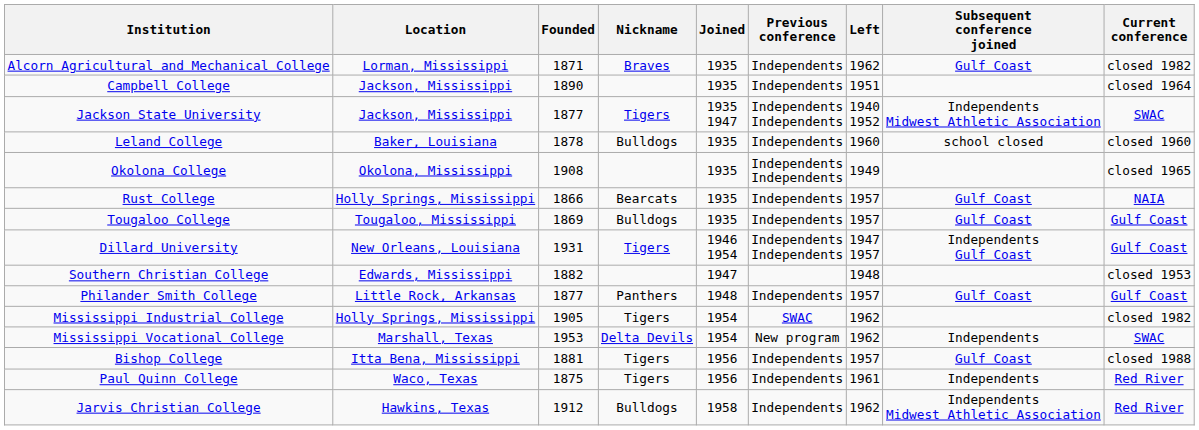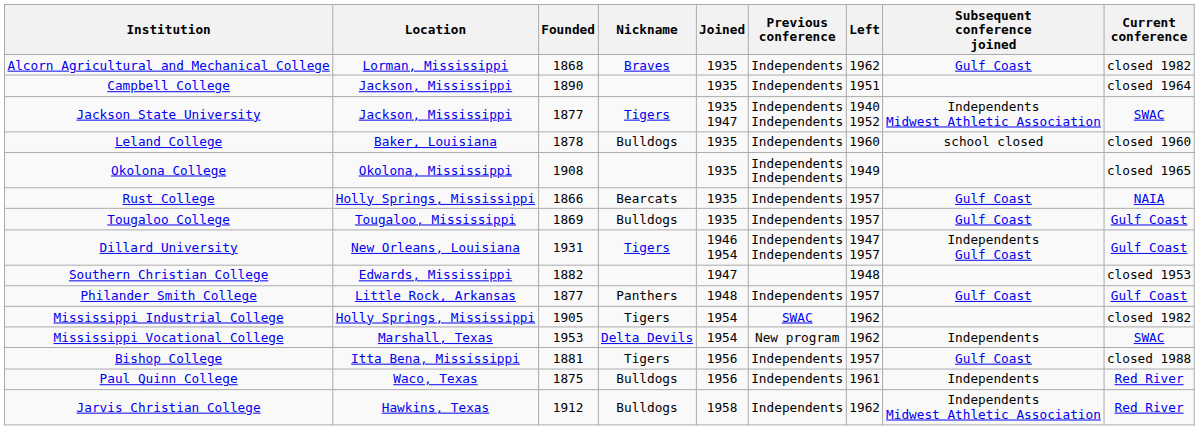(568, 65) 1871 -> (568, 65) 1868
(647, 379) Tigers -> (647, 379) Bulldogs
